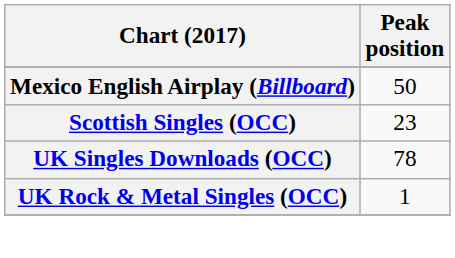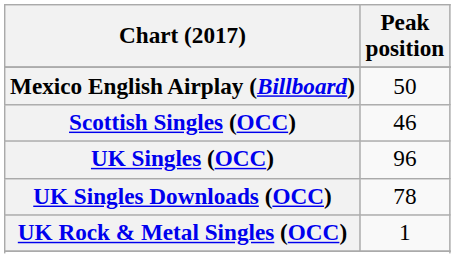(405, 122) 23 -> (405, 122) 46
+ row: (182, 159)
